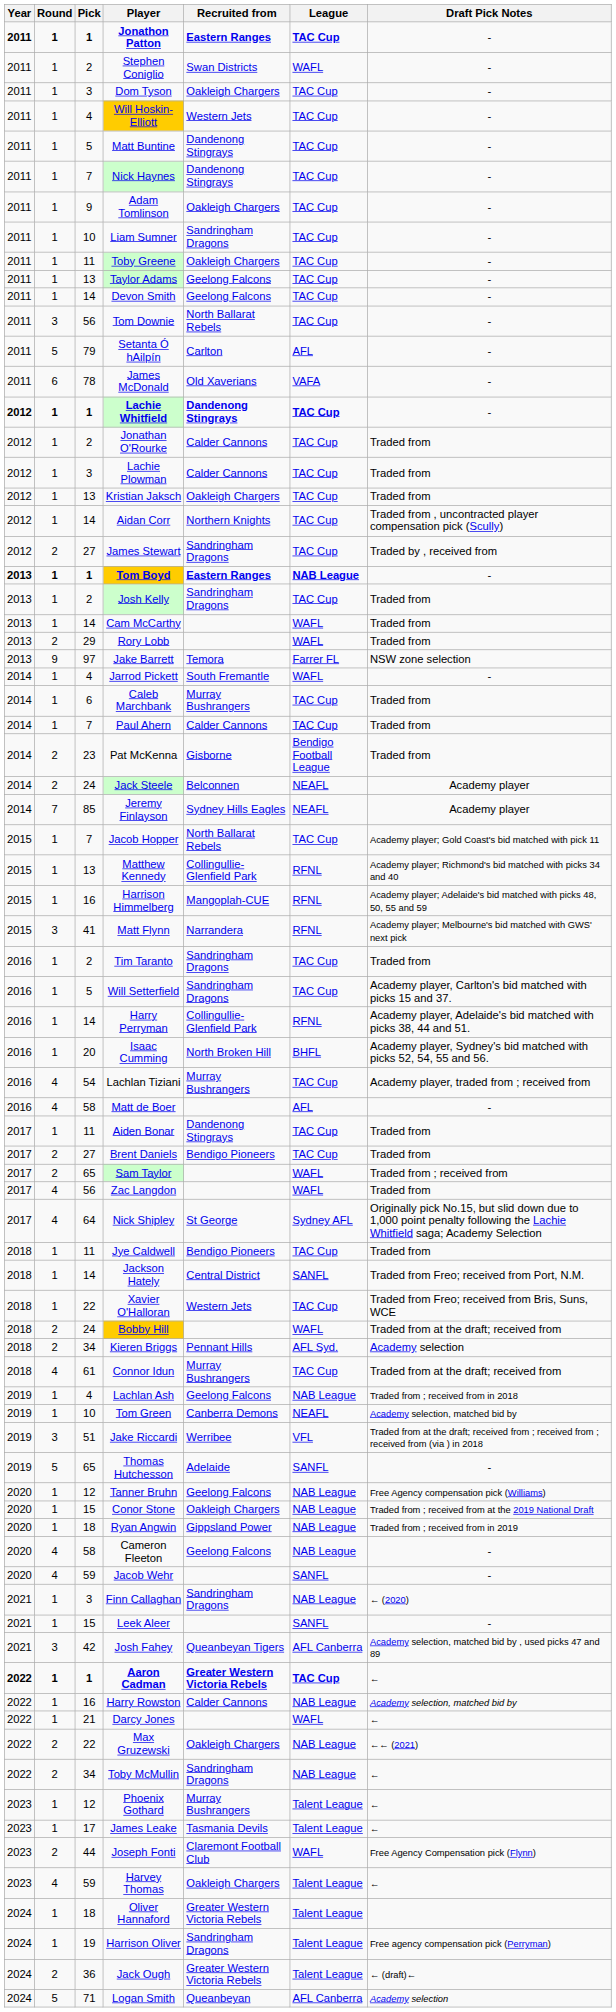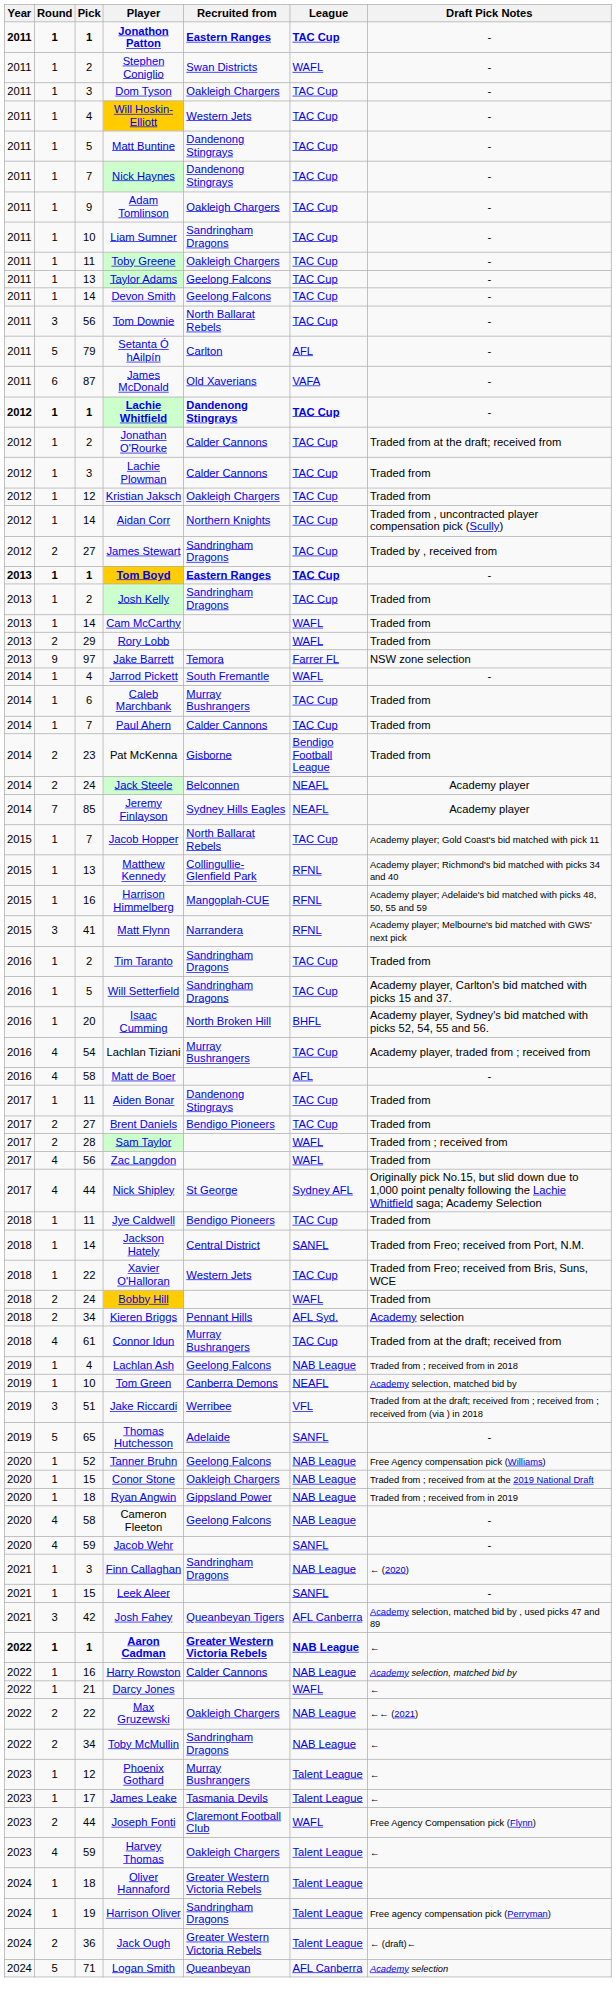(89, 381) 78 -> (89, 381) 87
(400, 442) Traded from -> (466, 442) Traded from at the draft; received from
(89, 496) 13 -> (89, 496) 12
(326, 575) NAB League -> (316, 575) TAC Cup
- row: (144, 1022)
(89, 1172) 65 -> (89, 1142) 28
(89, 1221) 64 -> (89, 1190) 44
(466, 1329) Traded from at the draft; received from -> (400, 1299) Traded from
(89, 1492) 12 -> (89, 1461) 52
(316, 1678) TAC Cup -> (326, 1647) NAB League
